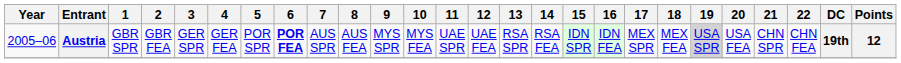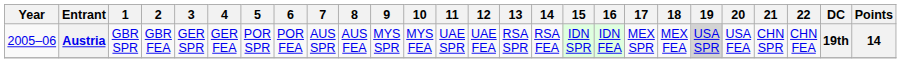(290, 41) bold -> (290, 41) normal
(874, 41) 12 -> (874, 41) 14
